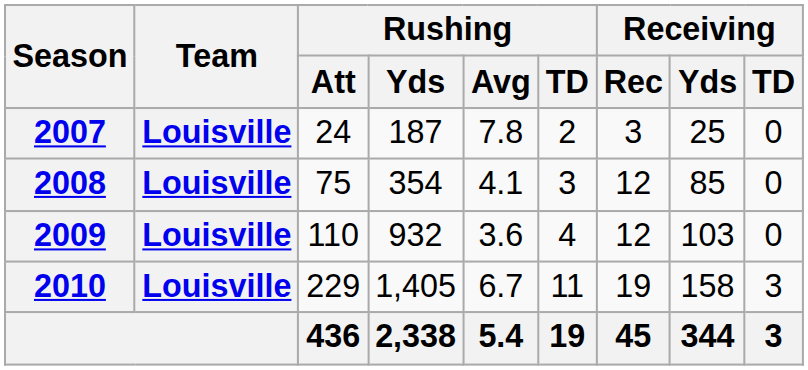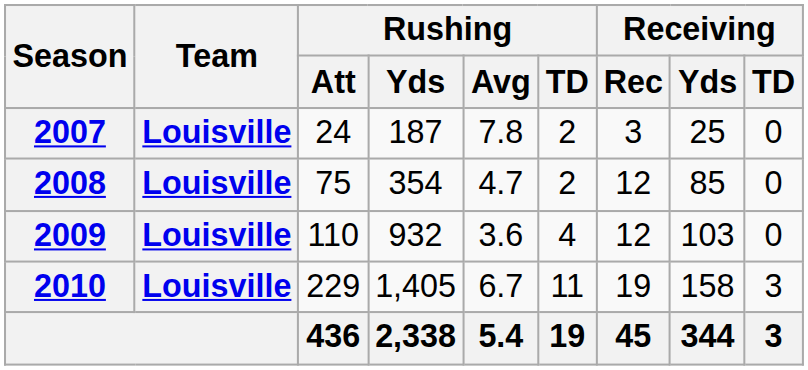(501, 183) 4.1 -> (501, 183) 4.7
(567, 183) 3 -> (567, 183) 2
